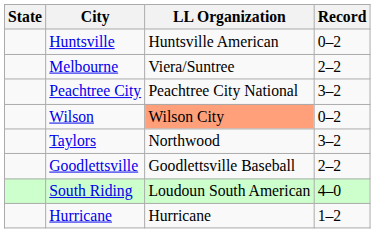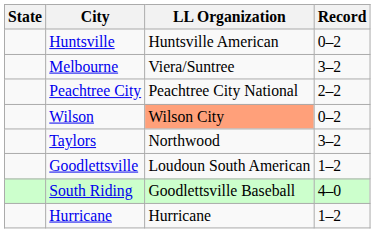(329, 66) 2–2 -> (329, 66) 3–2
(329, 91) 3–2 -> (329, 91) 2–2
(222, 166) Goodlettsville Baseball -> (229, 166) Loudoun South American
(329, 166) 2–2 -> (329, 166) 1–2
(229, 191) Loudoun South American -> (222, 191) Goodlettsville Baseball
